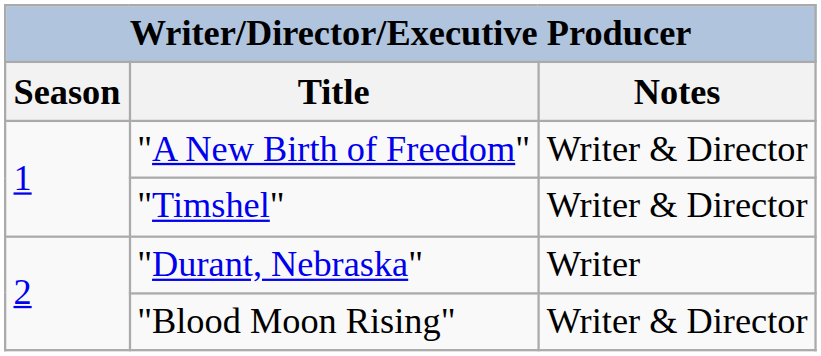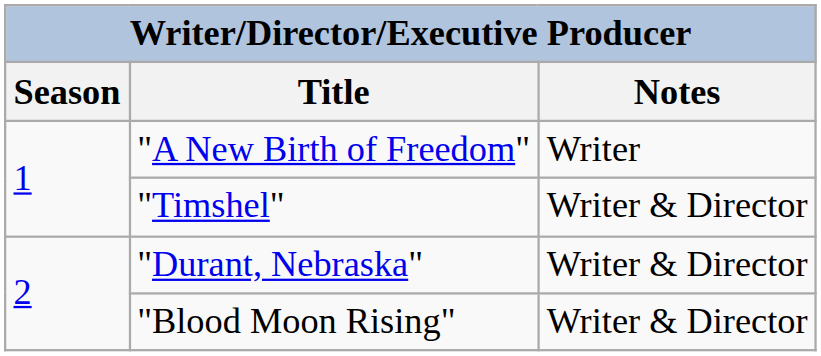(677, 148) Writer & Director -> (593, 148) Writer
(593, 263) Writer -> (677, 263) Writer & Director
